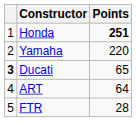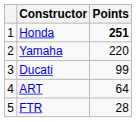(10, 70) bold -> (10, 70) normal
(122, 70) 65 -> (122, 70) 99
